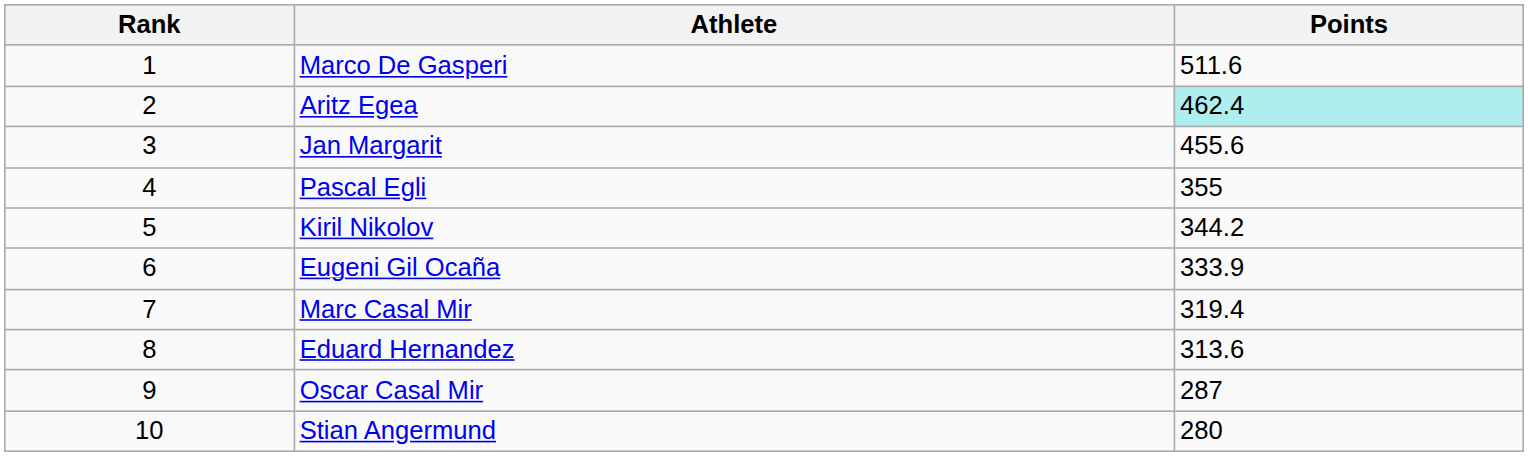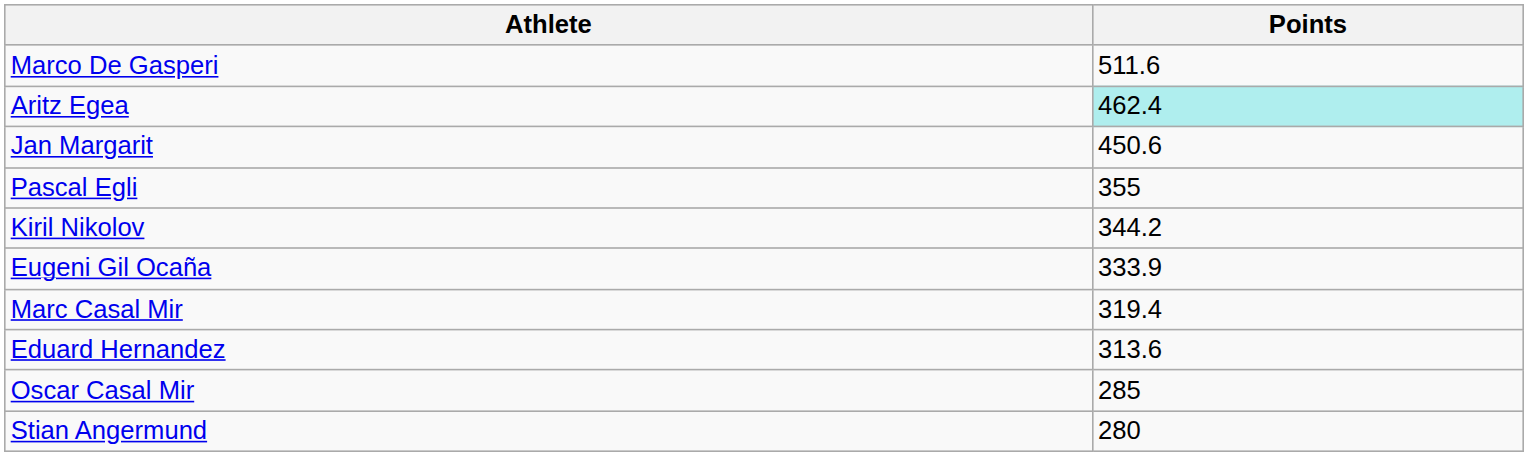- column: (149, 24)
(1212, 146) 455.6 -> (1130, 146) 450.6
(1201, 390) 287 -> (1119, 390) 285
